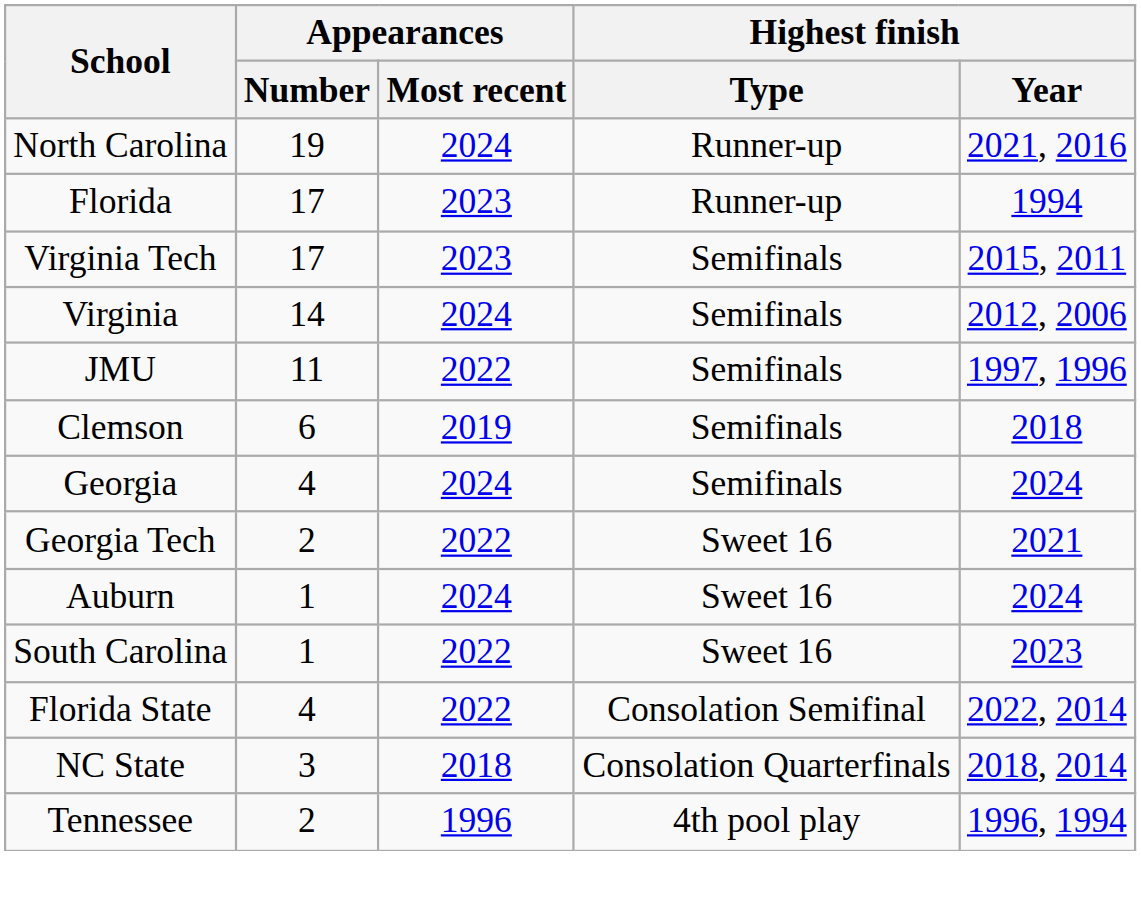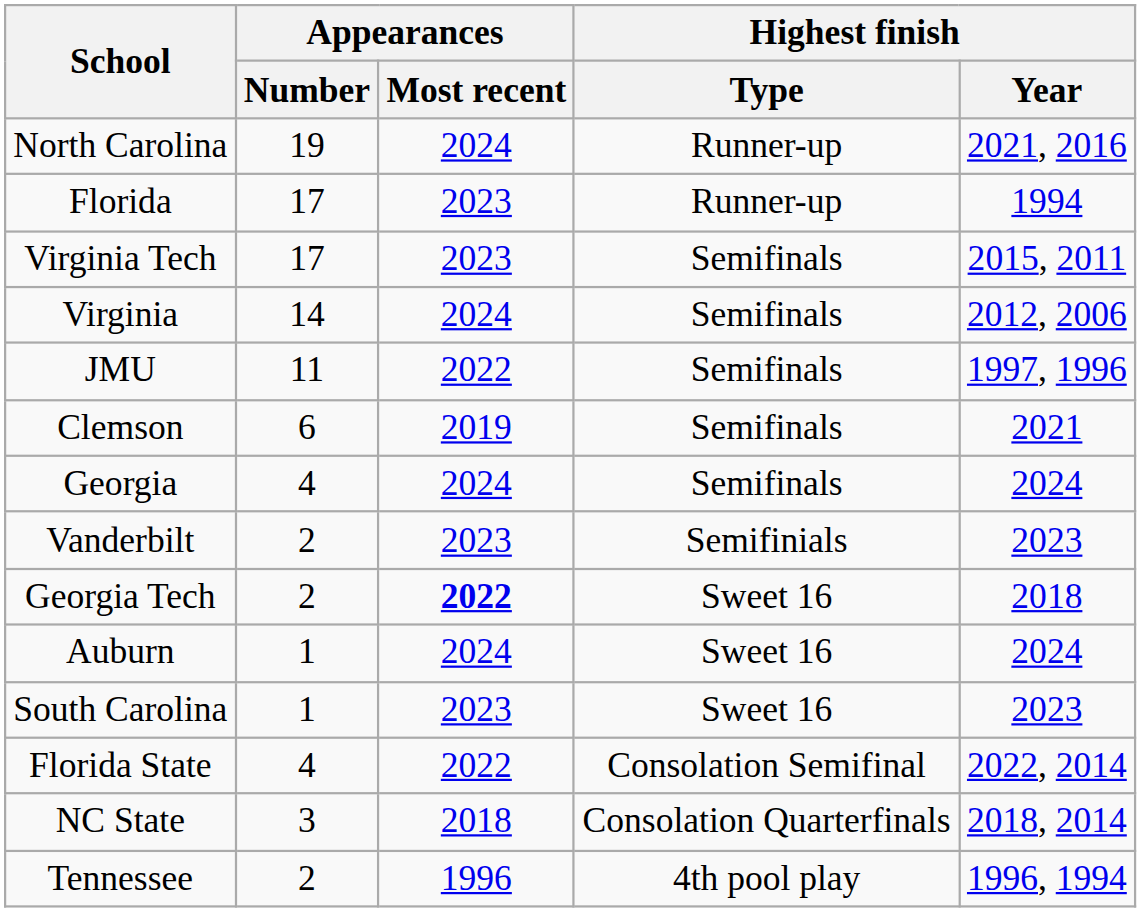(1047, 426) 2018 -> (1047, 426) 2021
+ row: (120, 539)
(476, 539) normal -> (476, 595) bold
(1047, 539) 2021 -> (1047, 595) 2018
(476, 652) 2022 -> (476, 708) 2023
